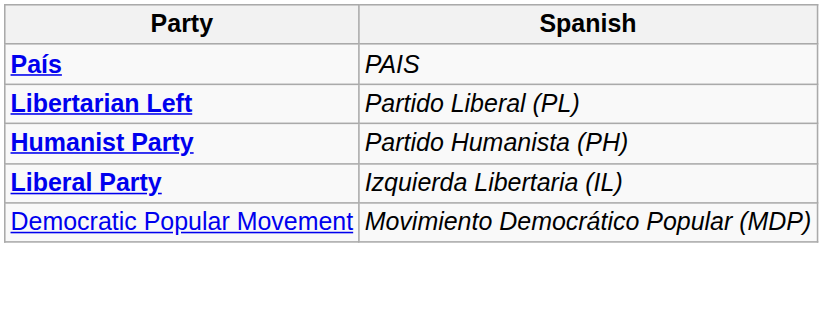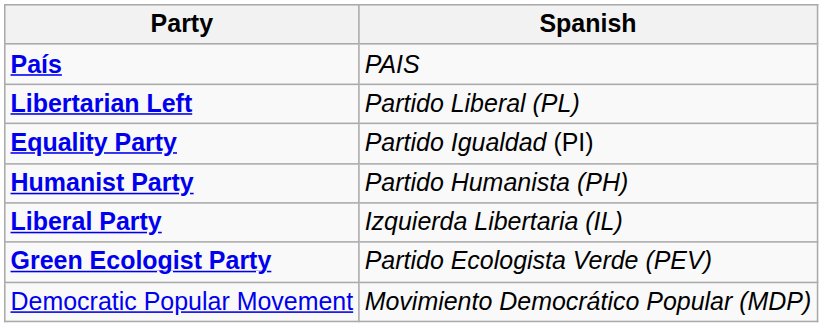+ row: (94, 143)
+ row: (141, 261)
